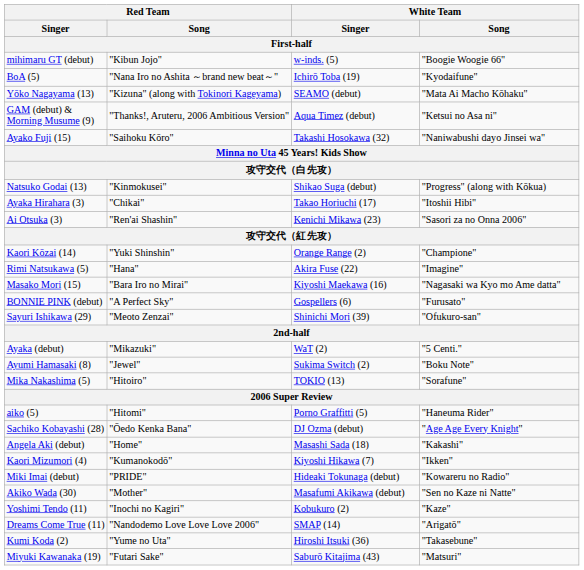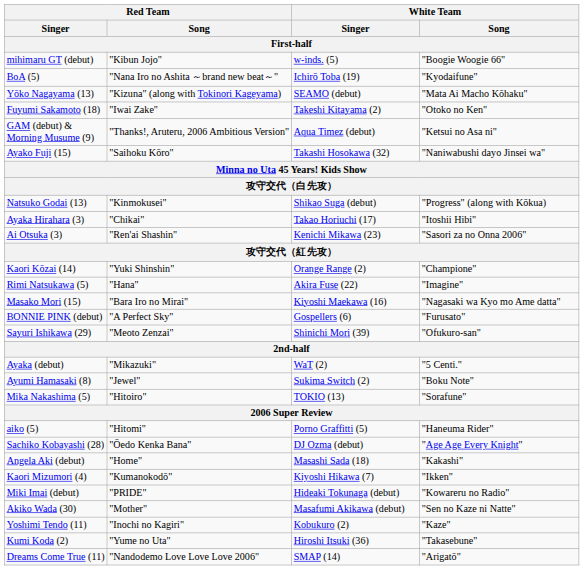+ row: (53, 110)
rows swapped: (37, 541) <-> (56, 525)
- row: (54, 557)
